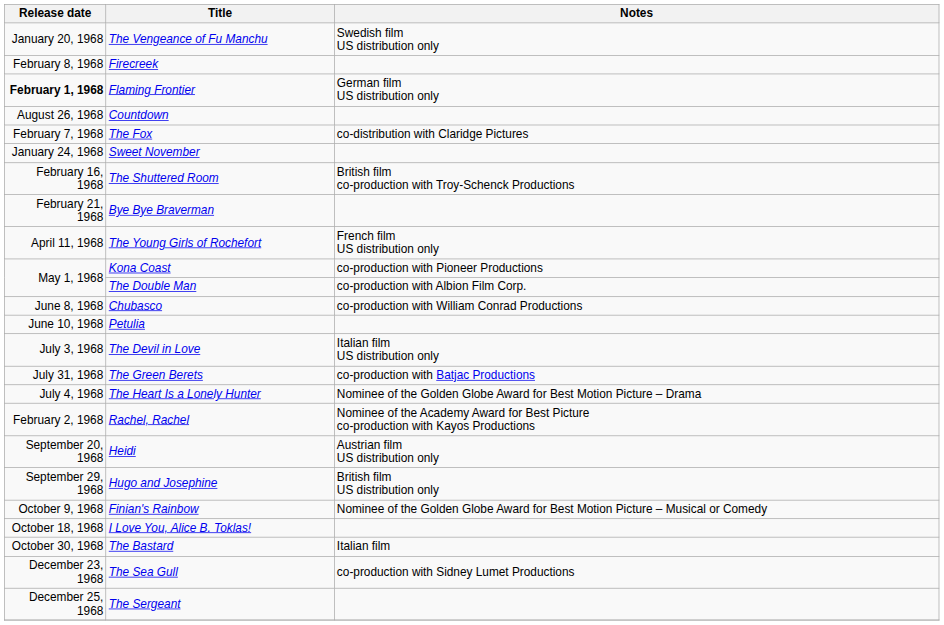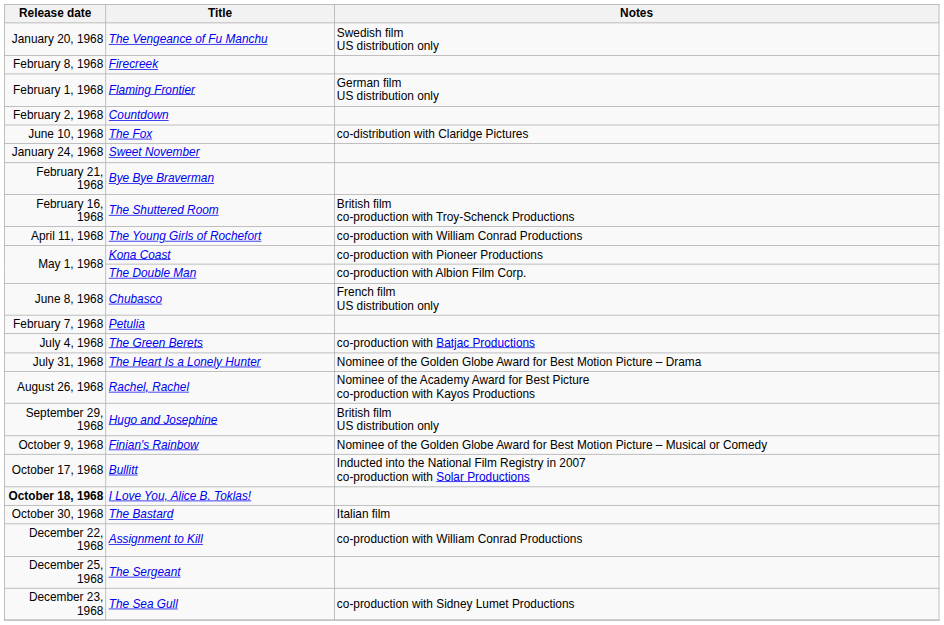(57, 90) bold -> (58, 90) normal
(60, 115) August 26, 1968 -> (58, 115) February 2, 1968
(58, 134) February 7, 1968 -> (66, 134) June 10, 1968
rows swapped: (164, 178) <-> (161, 210)
(388, 242) French film US distribution only -> (460, 236) co-production with William Conrad Productions
(460, 305) co-production with William Conrad Productions -> (388, 299) French film US distribution only
(66, 324) June 10, 1968 -> (58, 324) February 7, 1968
- row: (154, 350)
(68, 375) July 31, 1968 -> (71, 343) July 4, 1968
(71, 394) July 4, 1968 -> (68, 362) July 31, 1968
(58, 419) February 2, 1968 -> (60, 387) August 26, 1968
- row: (122, 451)
+ row: (123, 470)
(58, 528) normal -> (56, 495) bold
+ row: (156, 540)
rows swapped: (143, 572) <-> (145, 604)
